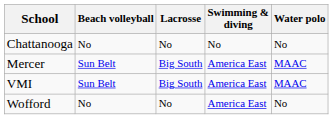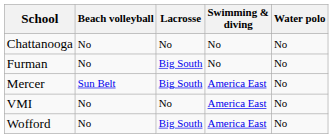+ row: (27, 63)
(290, 63) MAAC -> (281, 83) No
(97, 83) Sun Belt -> (84, 103) No
(181, 83) Big South -> (165, 103) No
(290, 83) MAAC -> (281, 103) No
(165, 103) No -> (181, 123) Big South
